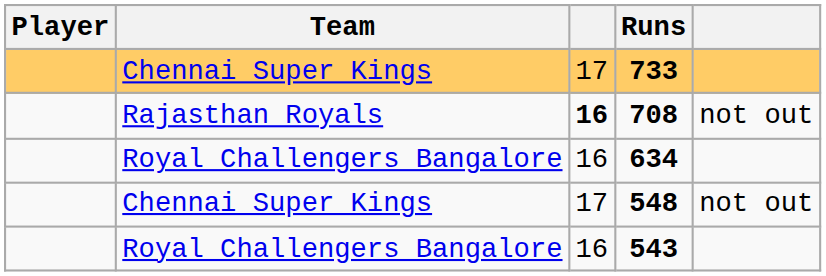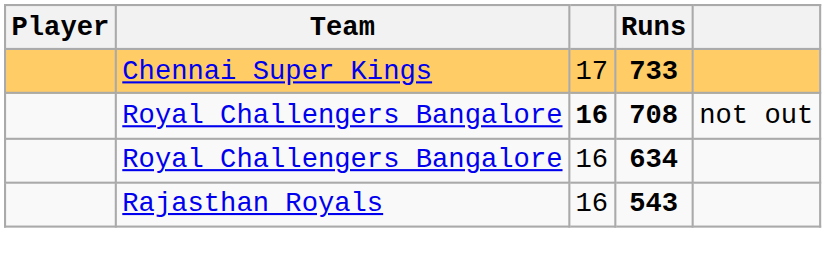(253, 116) Rajasthan Royals -> (342, 116) Royal Challengers Bangalore
- row: (654, 204)
(342, 249) Royal Challengers Bangalore -> (253, 204) Rajasthan Royals
